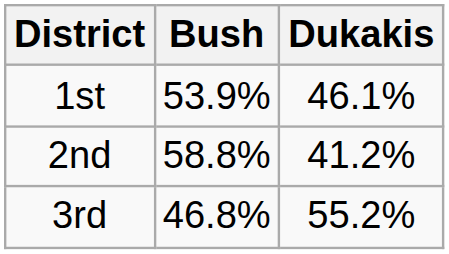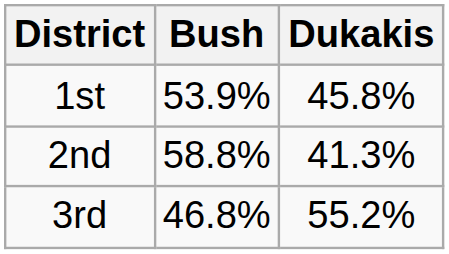(361, 95) 46.1% -> (361, 95) 45.8%
(361, 155) 41.2% -> (361, 155) 41.3%
